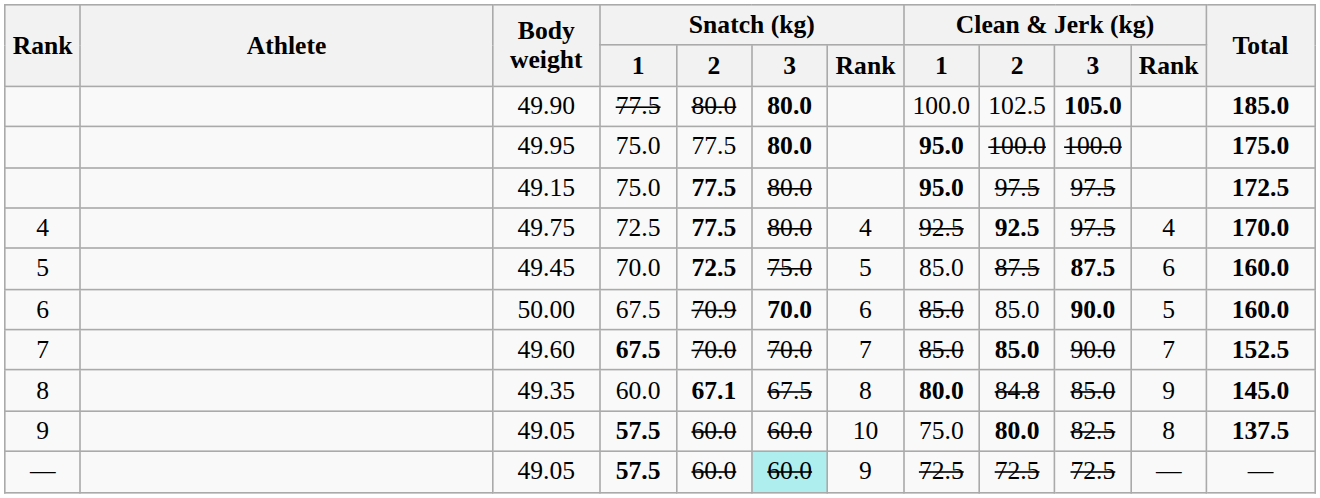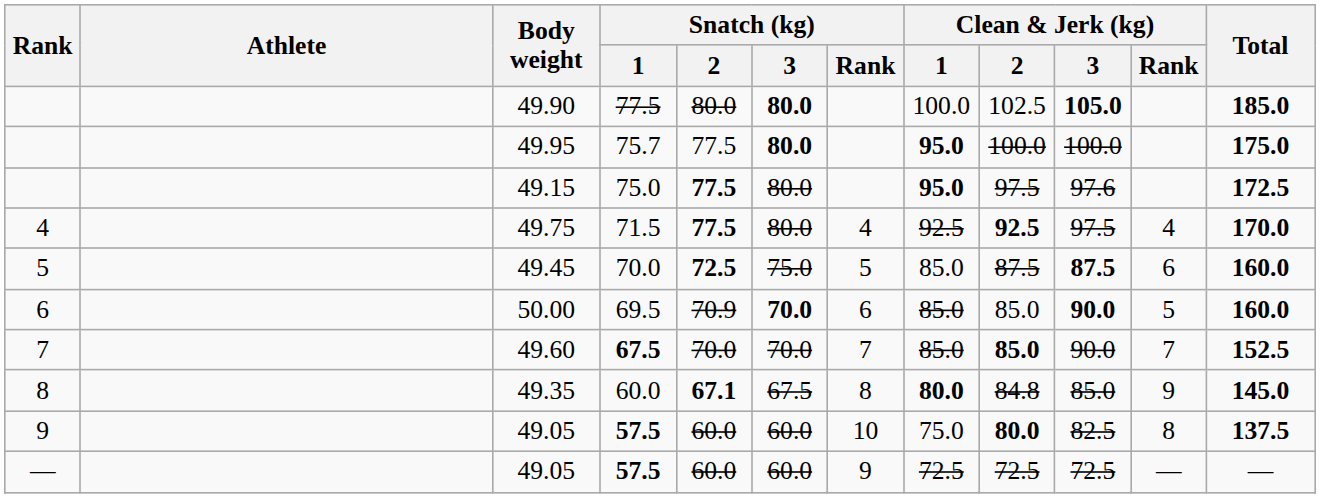(638, 146) 75.0 -> (638, 146) 75.7
(1093, 187) 97.5 -> (1093, 187) 97.6
(638, 227) 72.5 -> (638, 227) 71.5
(638, 308) 67.5 -> (638, 308) 69.5
(790, 471) paleturquoise background -> (790, 471) no background
